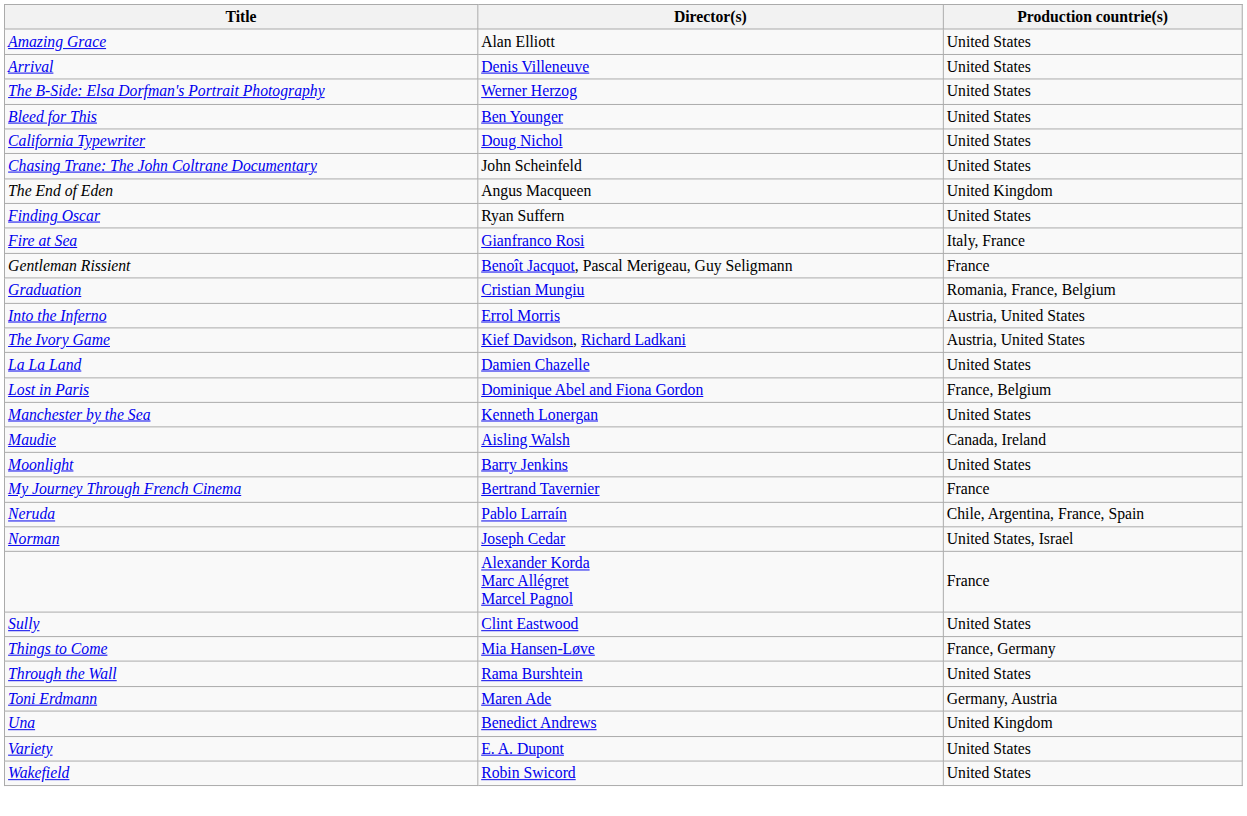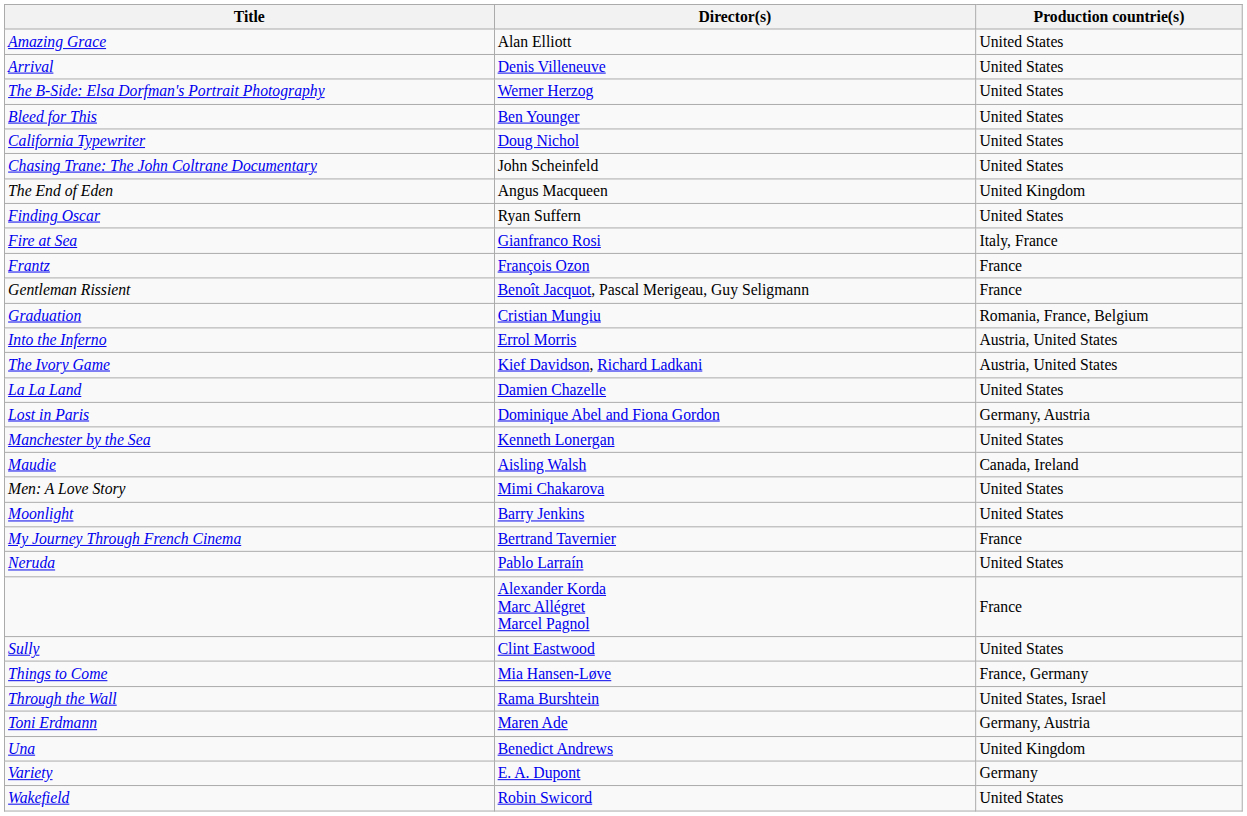+ row: (29, 265)
(999, 389) France, Belgium -> (1035, 414) Germany, Austria
+ row: (67, 489)
(1045, 514) Chile, Argentina, France, Spain -> (1021, 564) United States
- row: (34, 539)
(989, 673) United States -> (1043, 698) United States, Israel
(989, 748) United States -> (1009, 773) Germany
